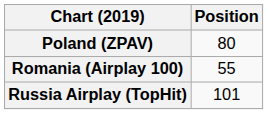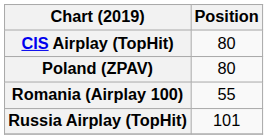+ row: (98, 43)
